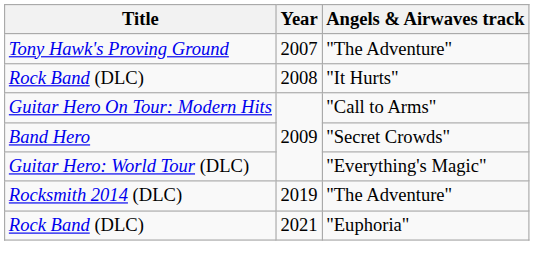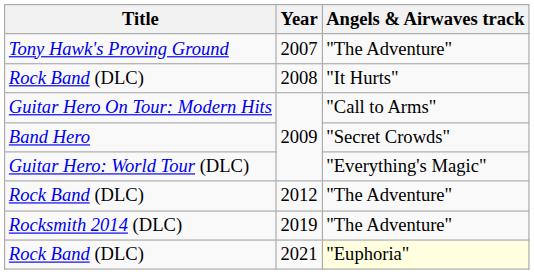+ row: (76, 195)
(368, 225) no background -> (368, 254) lightyellow background
